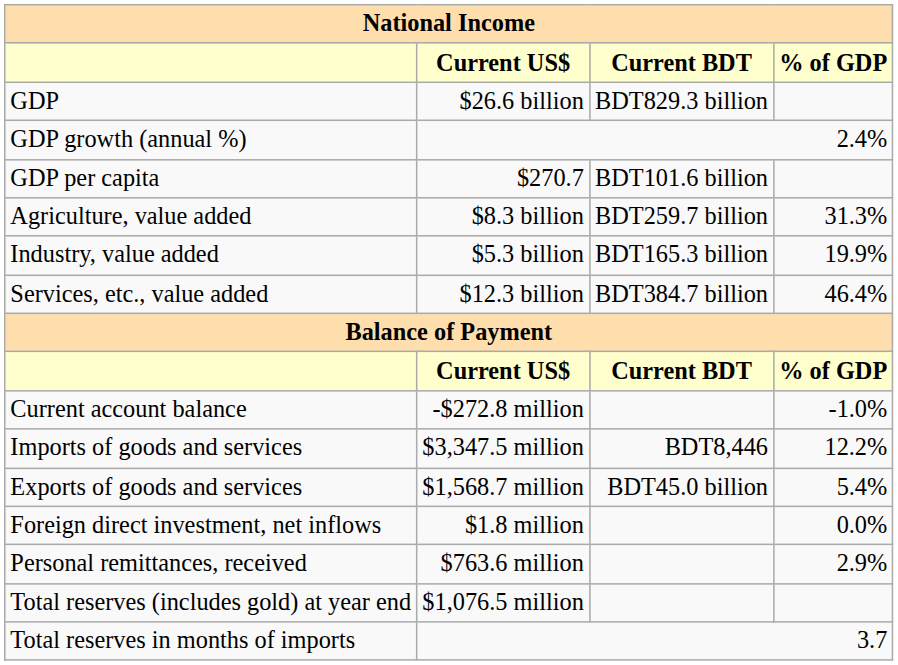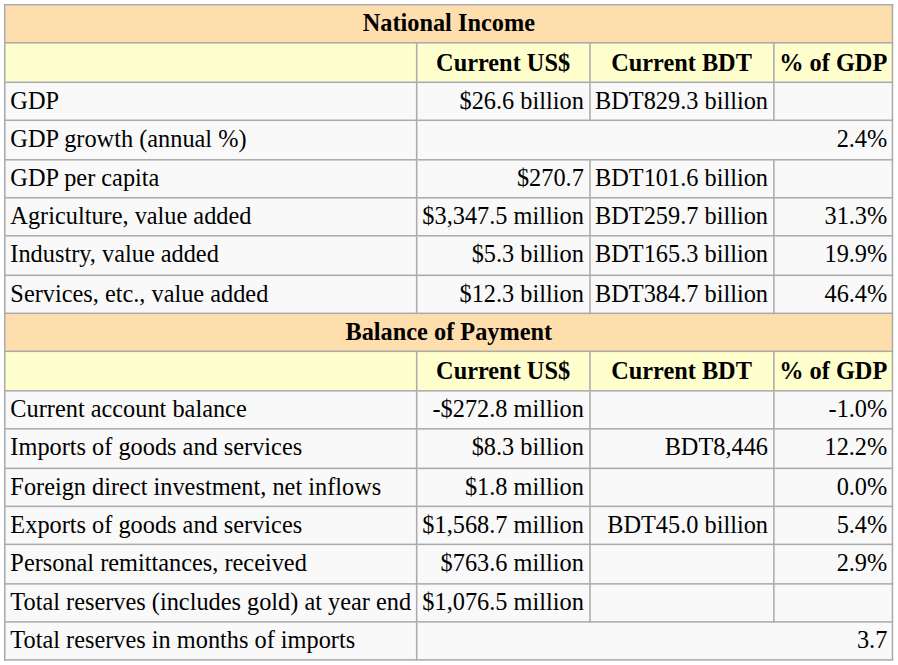(528, 216) $8.3 billion -> (503, 216) $3,347.5 million
(503, 448) $3,347.5 million -> (528, 448) $8.3 billion
rows swapped: (156, 486) <-> (196, 525)
